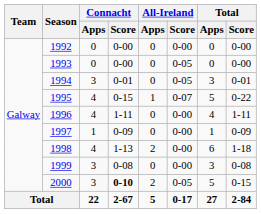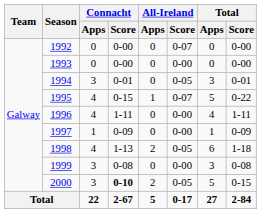(182, 47) 0-00 -> (182, 47) 0-07
(182, 64) 0-05 -> (182, 64) 0-00
(182, 149) 0-00 -> (182, 149) 0-05
